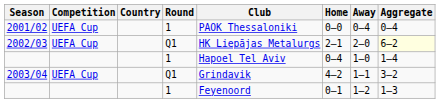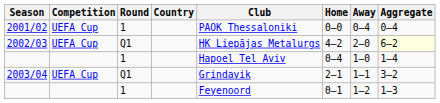columns swapped: (180, 12) <-> (140, 12)
(334, 44) 2–1 -> (334, 44) 4–2
(334, 75) 4–2 -> (334, 75) 2–1
